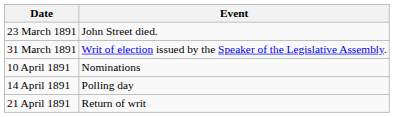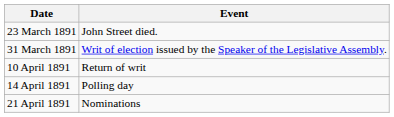(111, 67) Nominations -> (114, 67) Return of writ
(114, 103) Return of writ -> (111, 103) Nominations
